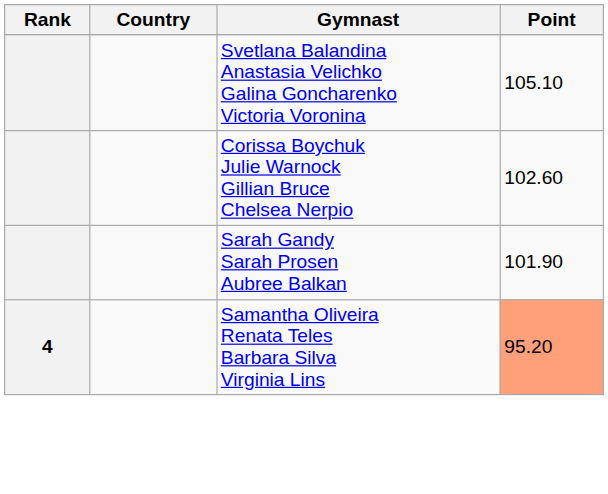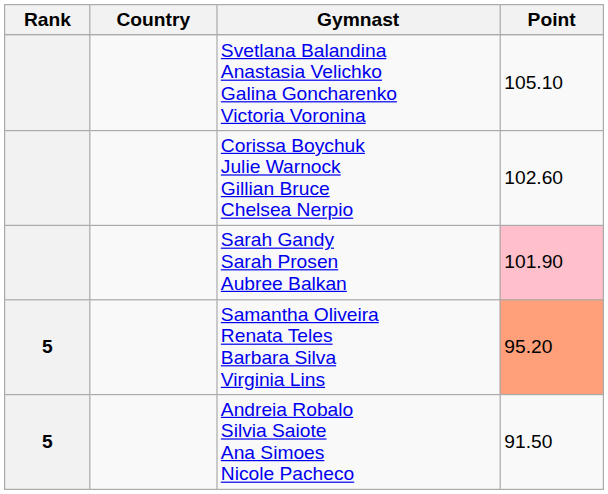(534, 262) no background -> (534, 262) pink background
(47, 346) 4 -> (47, 346) 5
+ row: (288, 441)
